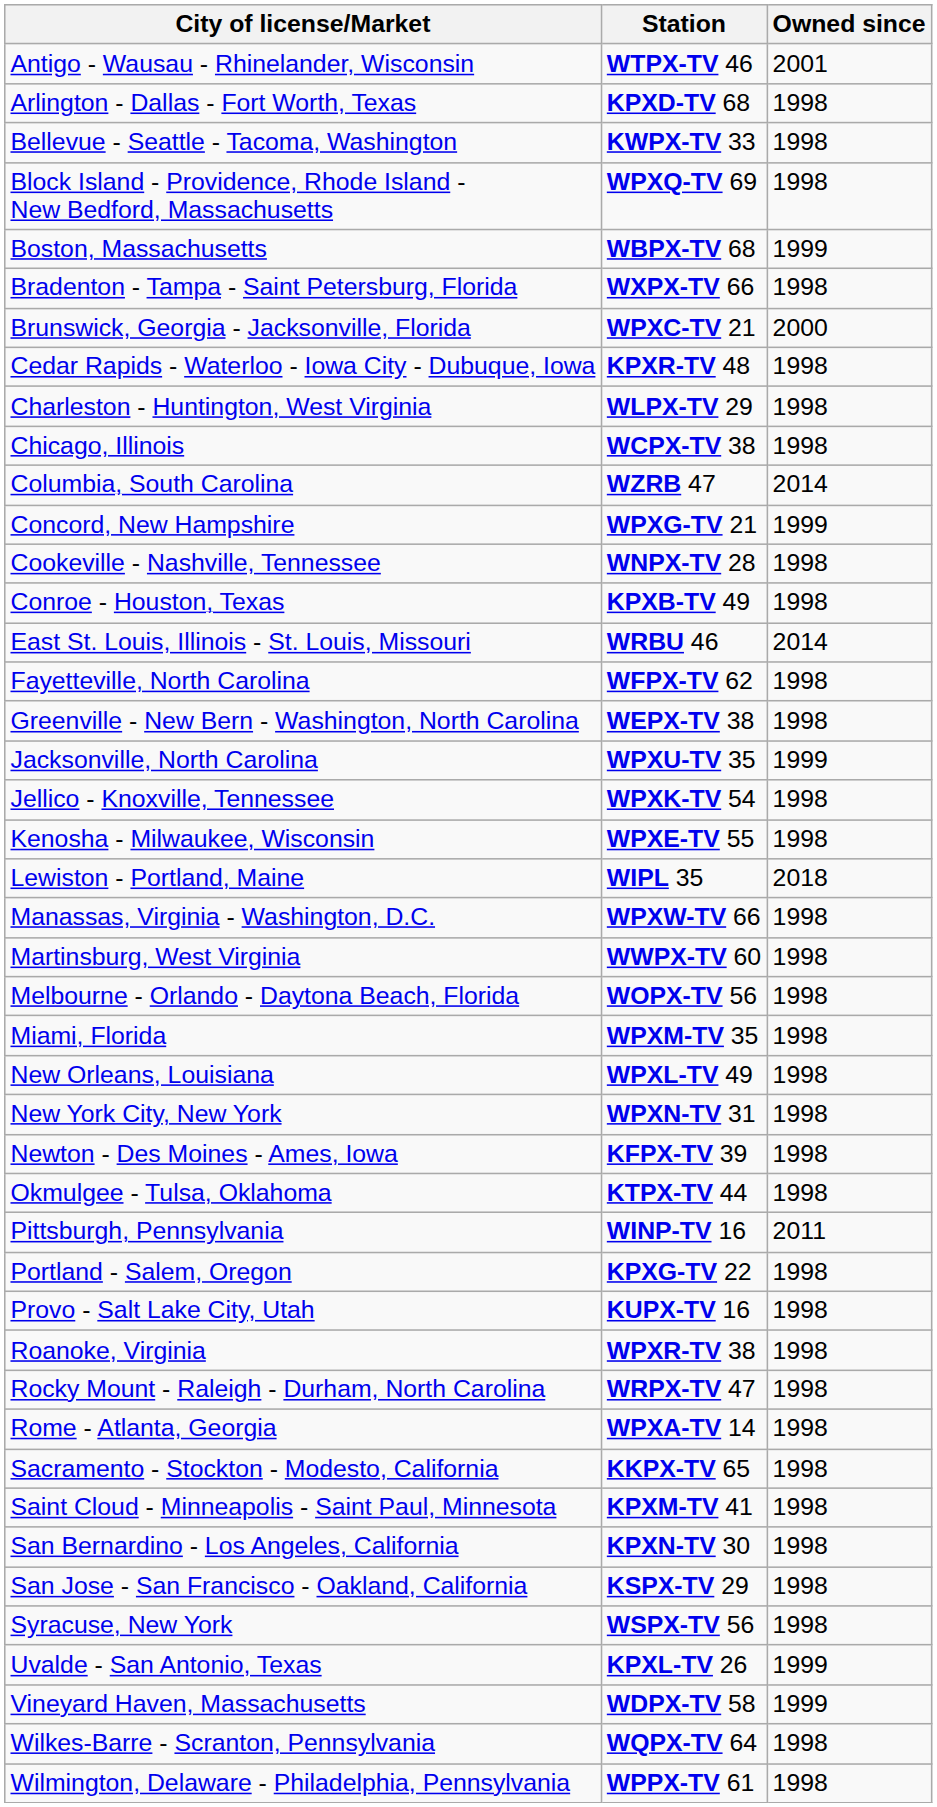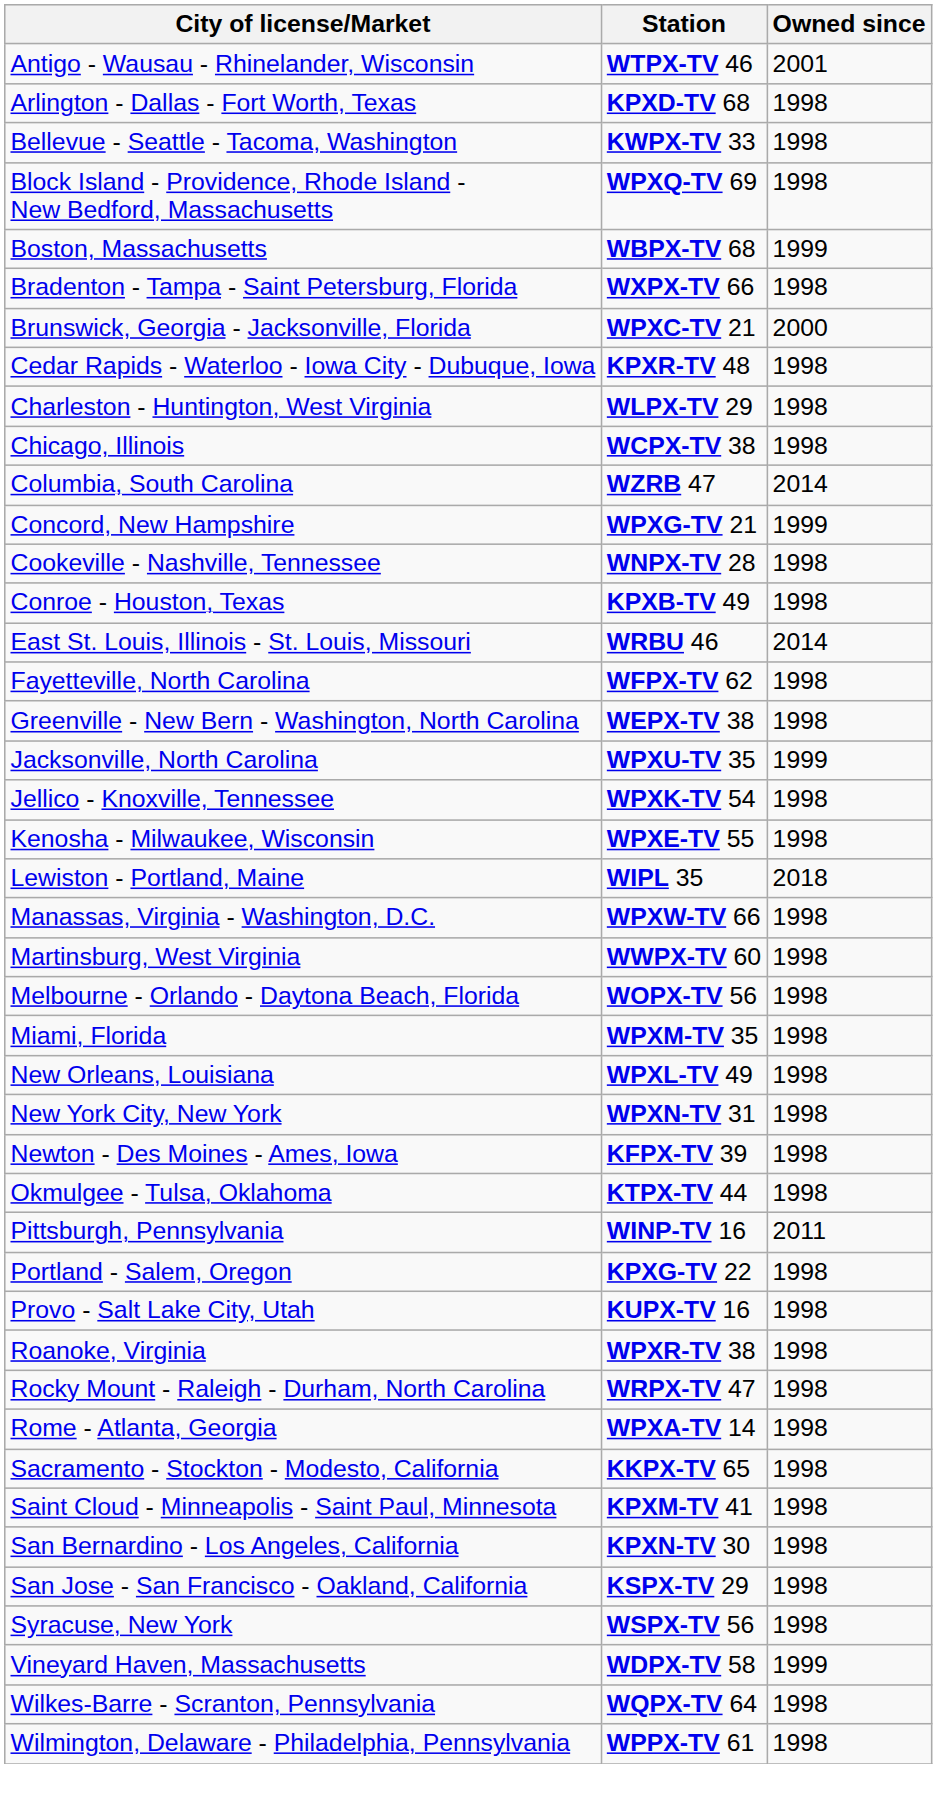- row: (166, 1664)
